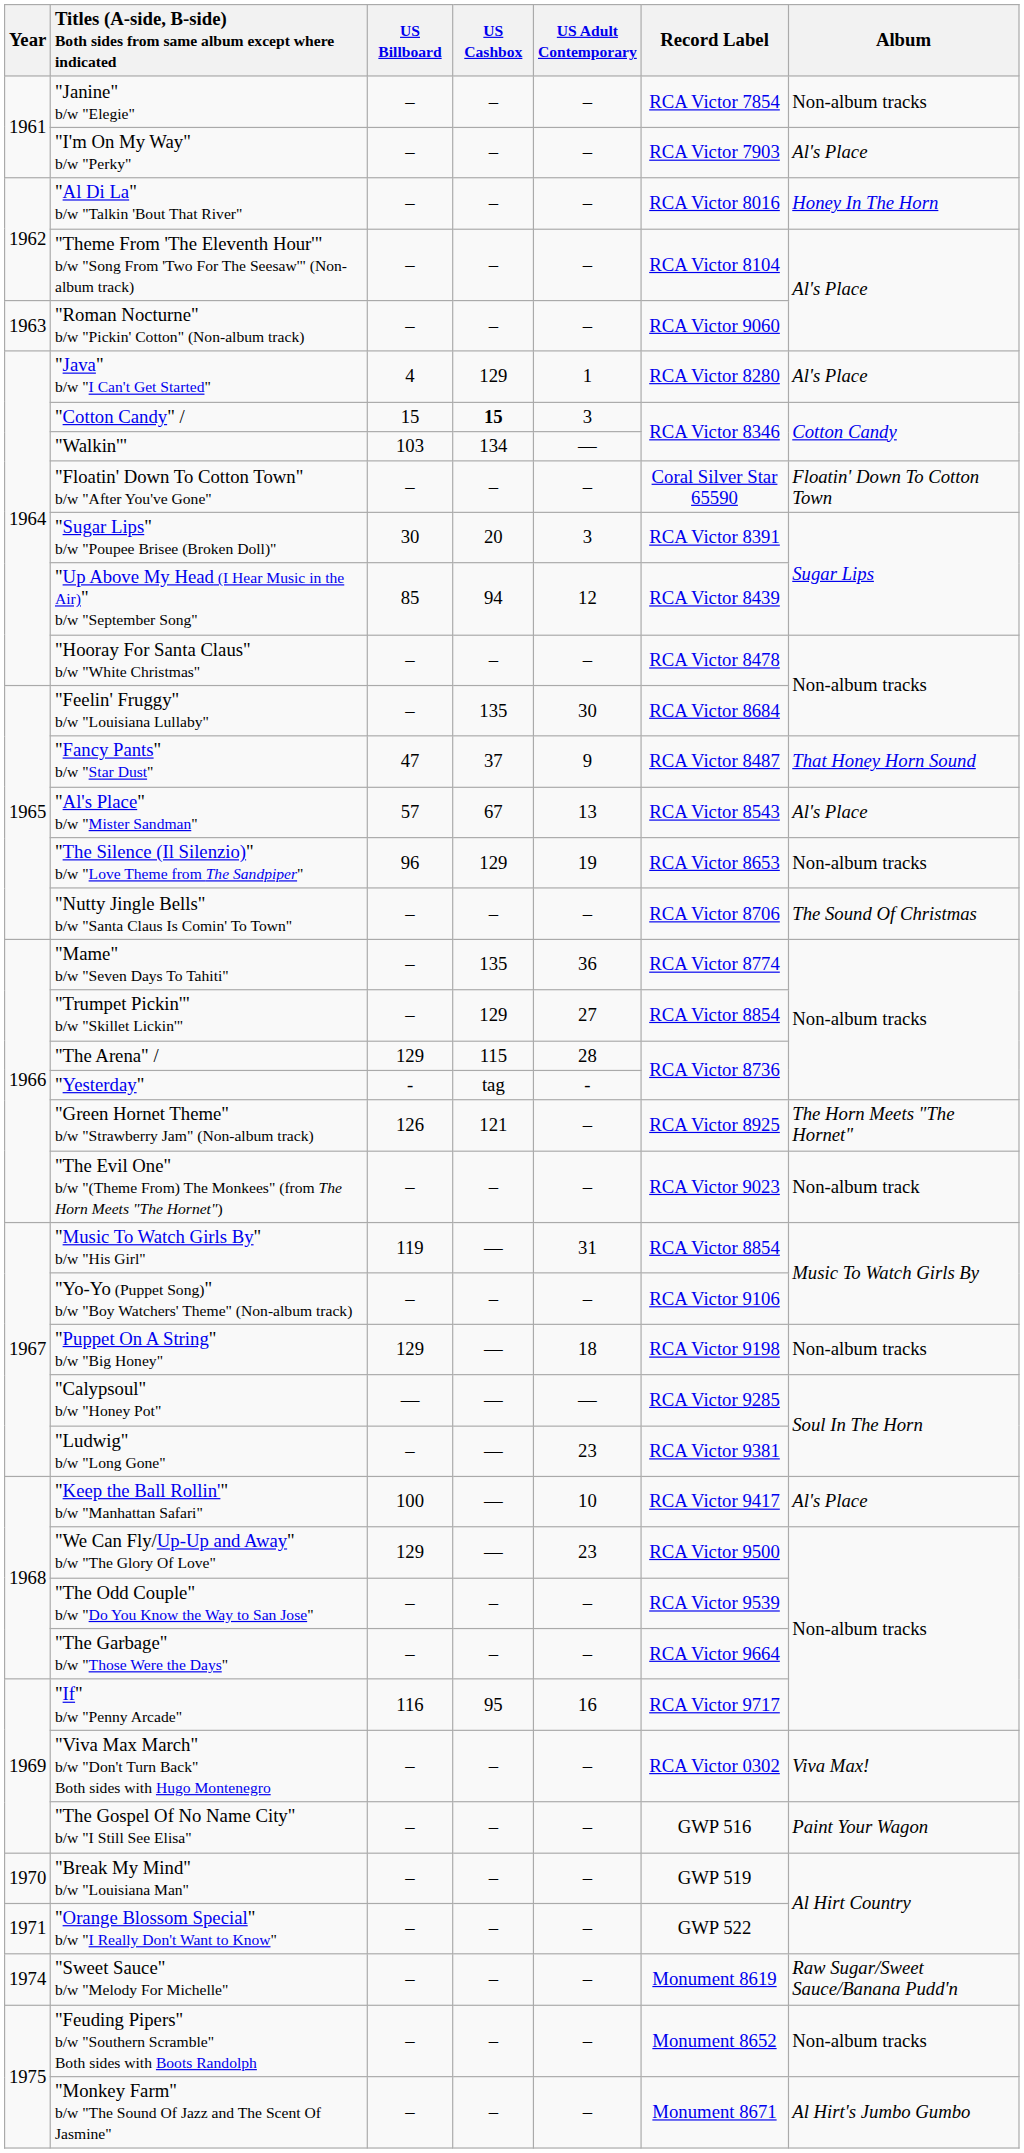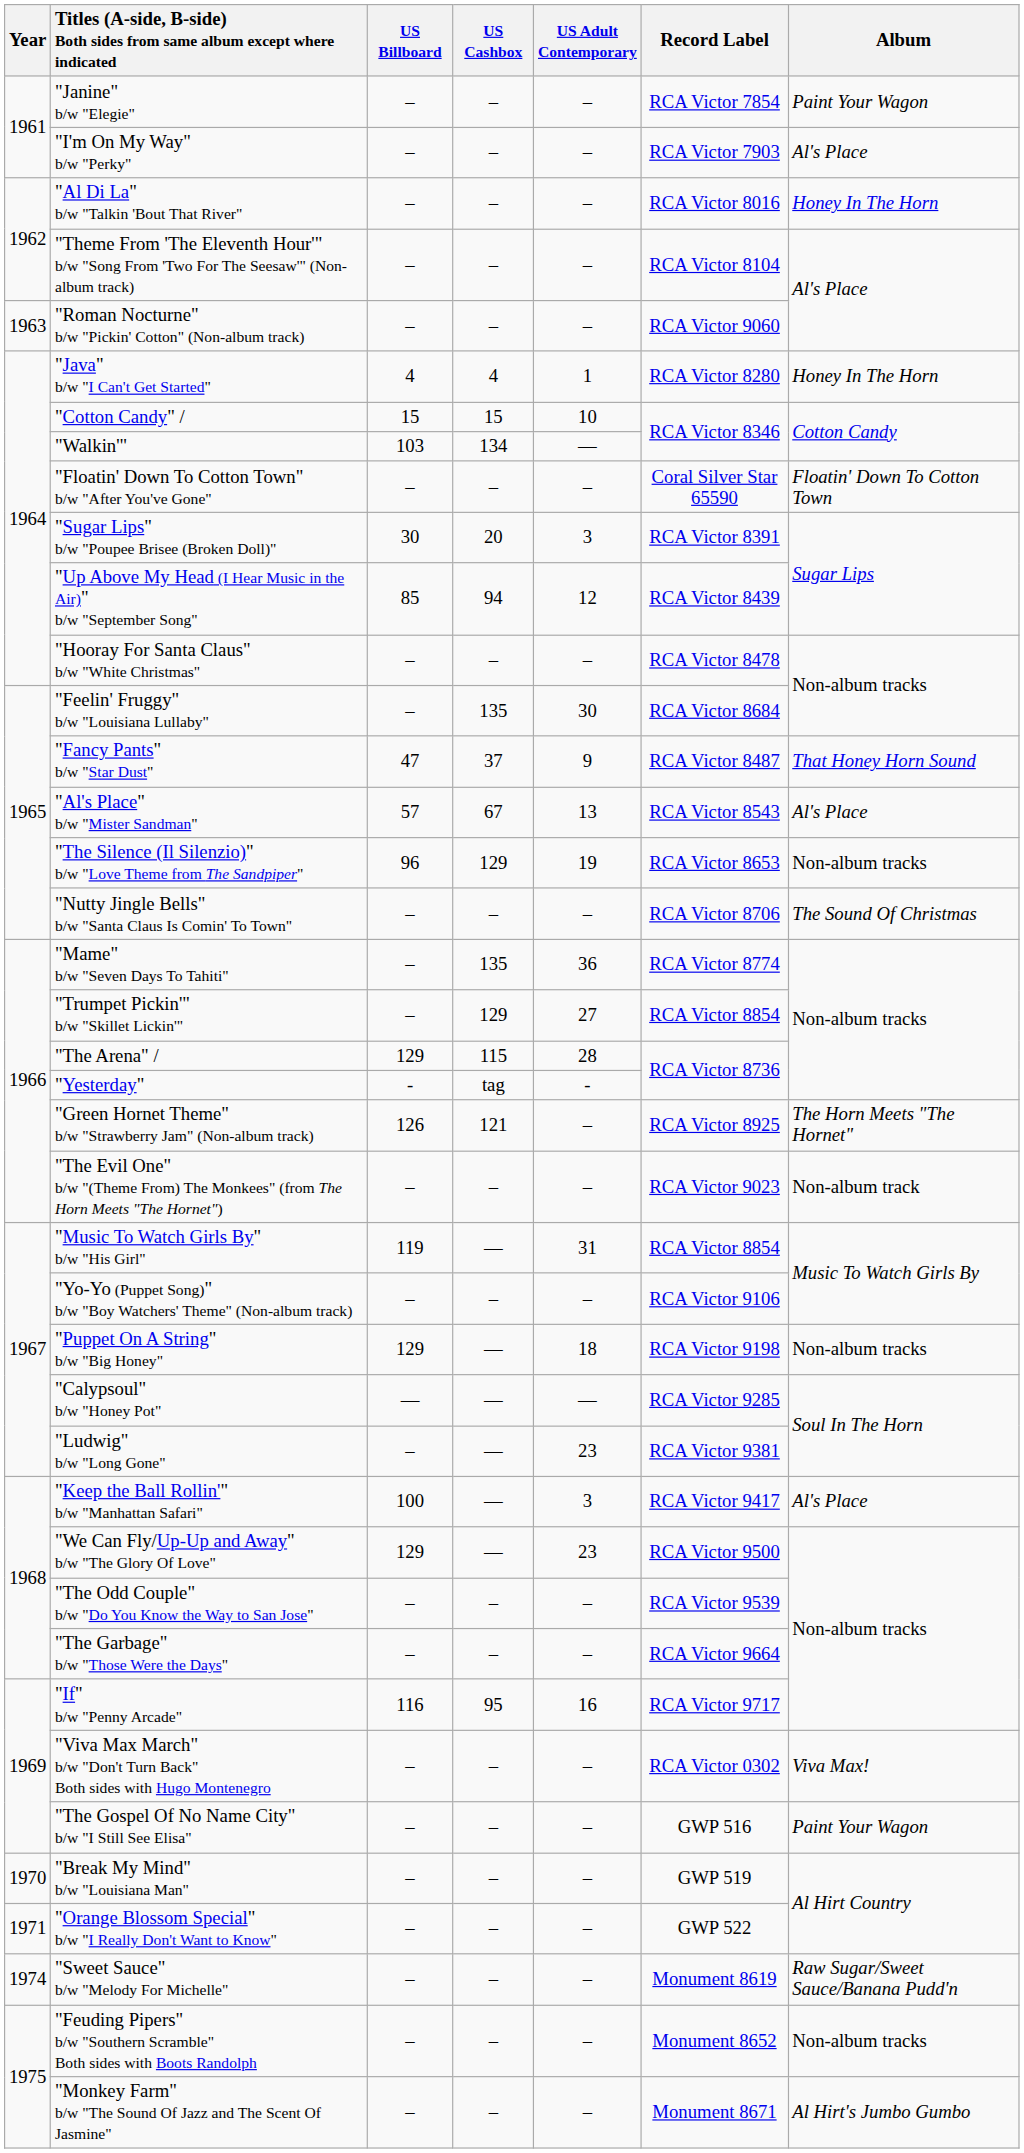(860, 101) Non-album tracks -> (860, 101) Paint Your Wagon
(493, 376) 129 -> (493, 376) 4
(830, 376) Al's Place -> (865, 376) Honey In The Horn
(493, 416) bold -> (493, 416) normal
(587, 416) 3 -> (587, 416) 10
(587, 1501) 10 -> (587, 1501) 3
